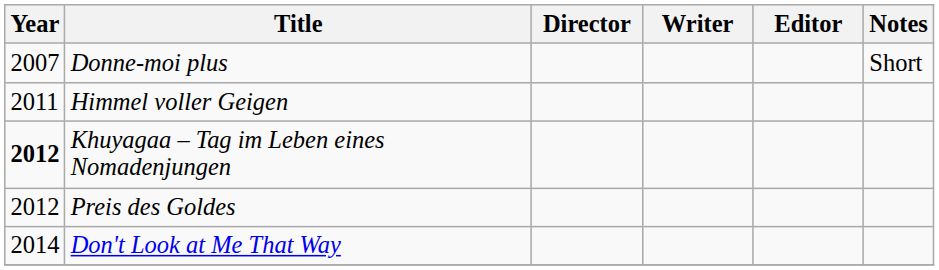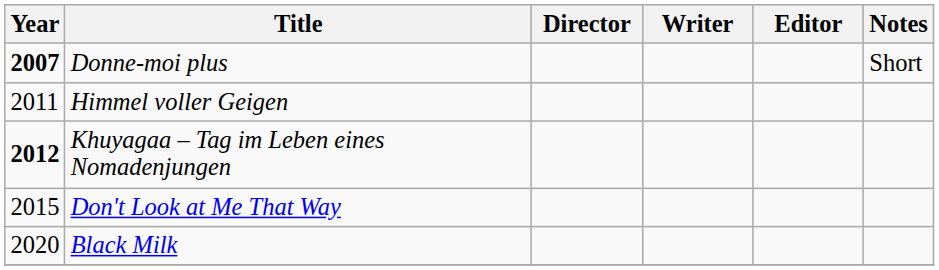(35, 62) normal -> (35, 62) bold
- row: (153, 206)
(35, 245) 2014 -> (35, 206) 2015
+ row: (124, 245)
